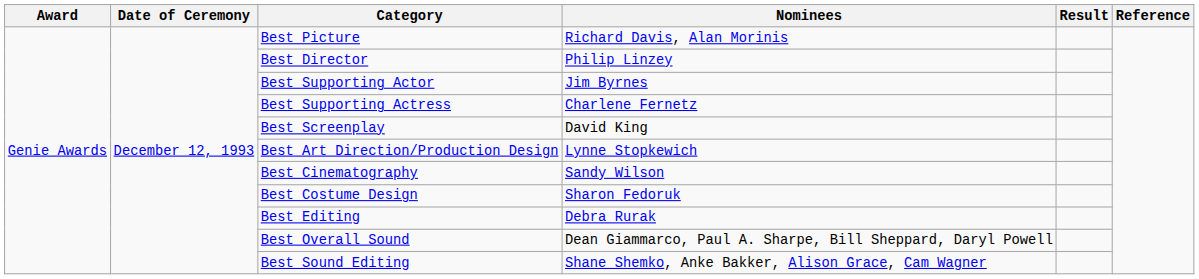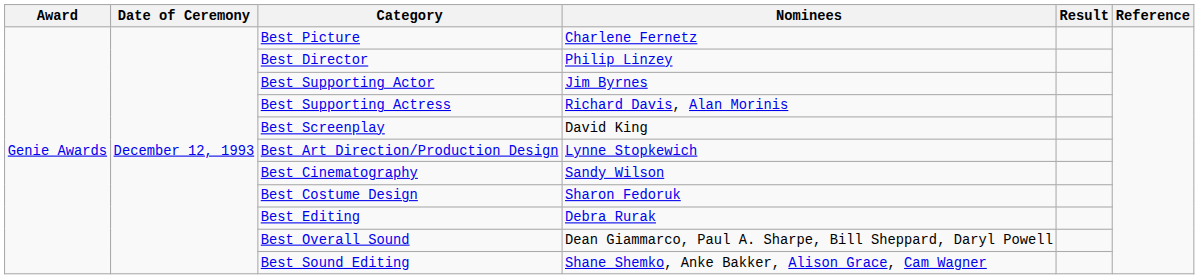(677, 38) Richard Davis, Alan Morinis -> (631, 38) Charlene Fernetz
(631, 106) Charlene Fernetz -> (677, 106) Richard Davis, Alan Morinis
